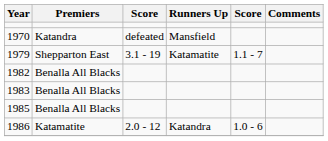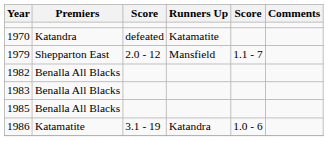(192, 36) Mansfield -> (194, 36) Katamatite
(143, 54) 3.1 - 19 -> (143, 54) 2.0 - 12
(194, 54) Katamatite -> (192, 54) Mansfield
(143, 126) 2.0 - 12 -> (143, 126) 3.1 - 19
